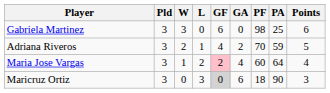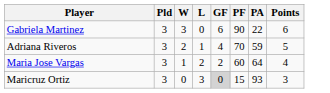- column: (241, 12)
(260, 29) 98 -> (239, 29) 90
(278, 29) 25 -> (257, 29) 22
(220, 63) pink background -> (220, 63) no background
(260, 79) 18 -> (239, 79) 15
(278, 79) 90 -> (257, 79) 93
